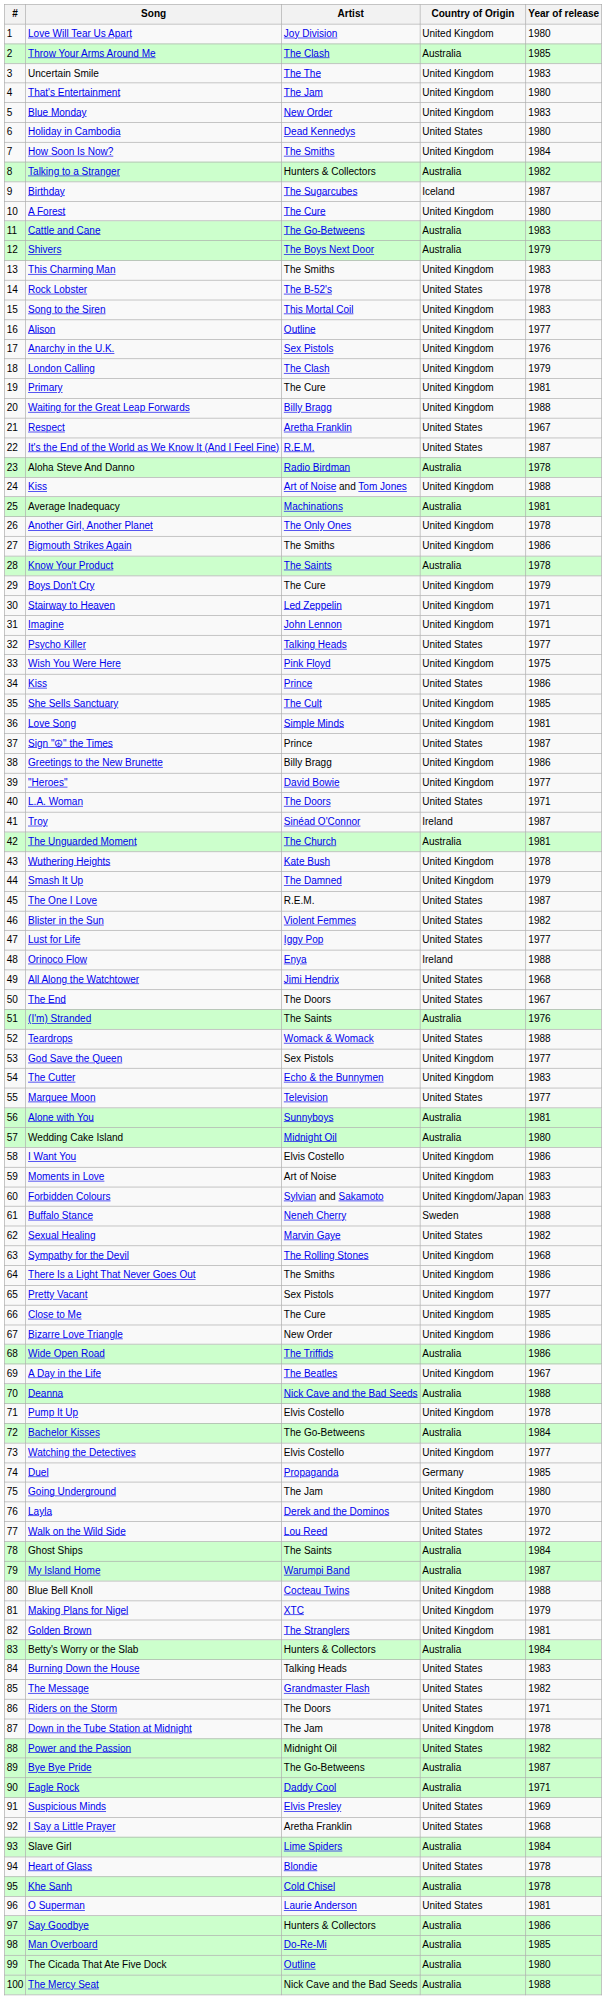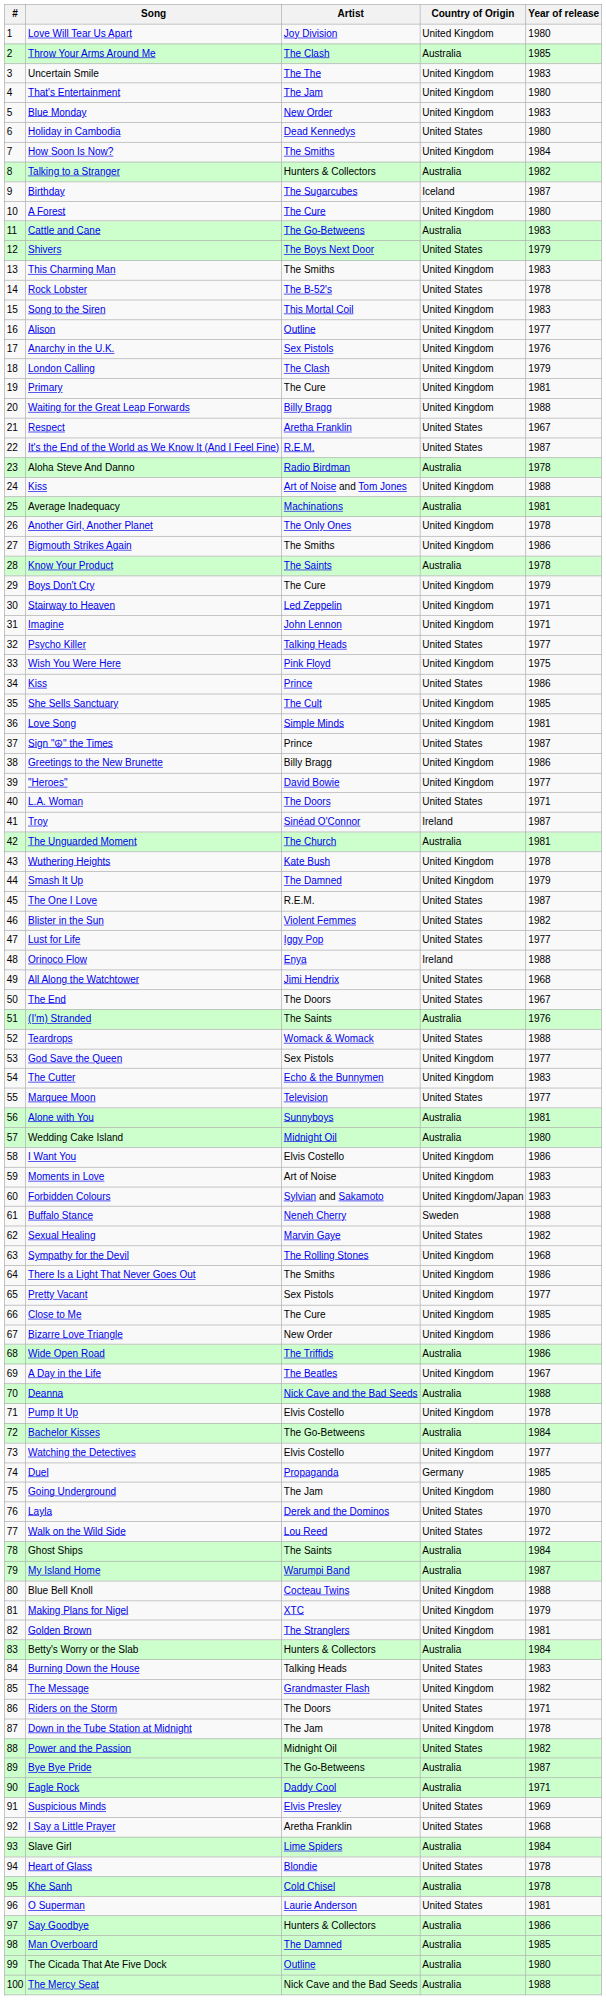(442, 250) Australia -> (452, 250) United States
(452, 1689) United States -> (458, 1689) United Kingdom
(305, 1945) Do-Re-Mi -> (313, 1945) The Damned
